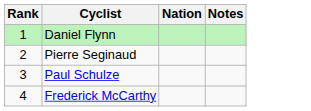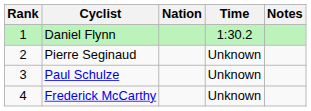+ column: (235, 14)
